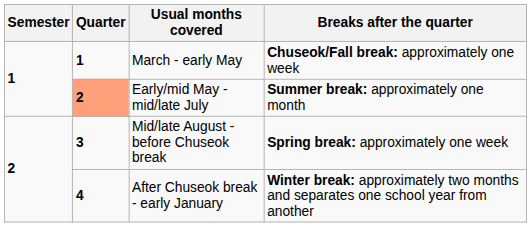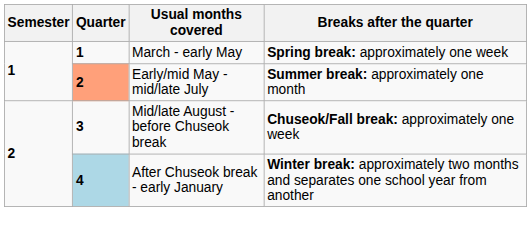(391, 60) Chuseok/Fall break: approximately one week -> (388, 52) Spring break: approximately one week
(388, 142) Spring break: approximately one week -> (391, 127) Chuseok/Fall break: approximately one week
(80, 195) no background -> (80, 180) lightblue background
